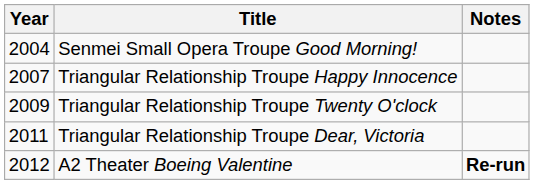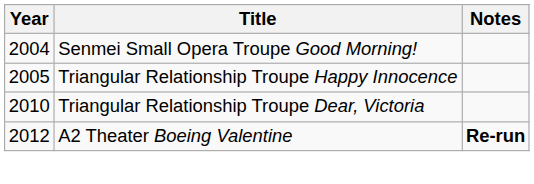(29, 77) 2007 -> (29, 77) 2005
- row: (248, 106)
(29, 135) 2011 -> (29, 106) 2010
